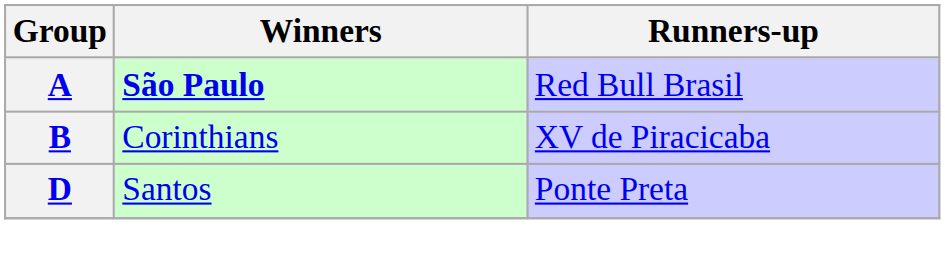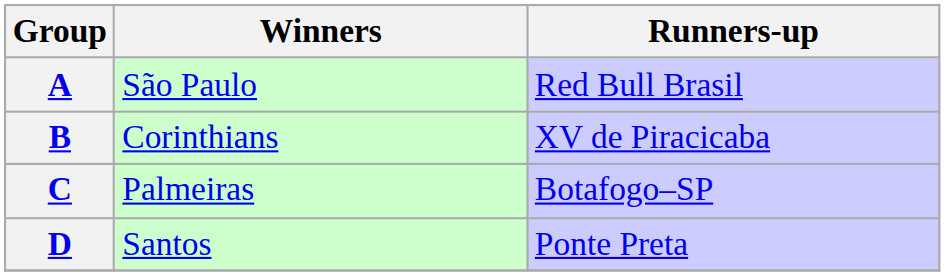(193, 84) bold -> (190, 84) normal
+ row: (60, 190)
